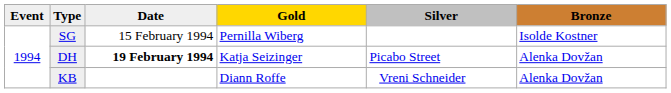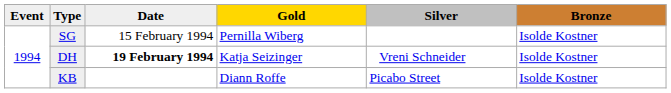(405, 56) Picabo Street -> (417, 56) Vreni Schneider
(561, 56) Alenka Dovžan -> (558, 56) Isolde Kostner
(417, 77) Vreni Schneider -> (405, 77) Picabo Street
(561, 77) Alenka Dovžan -> (558, 77) Isolde Kostner
